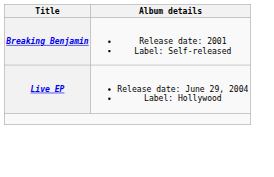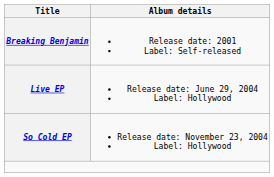+ row: (47, 137)
